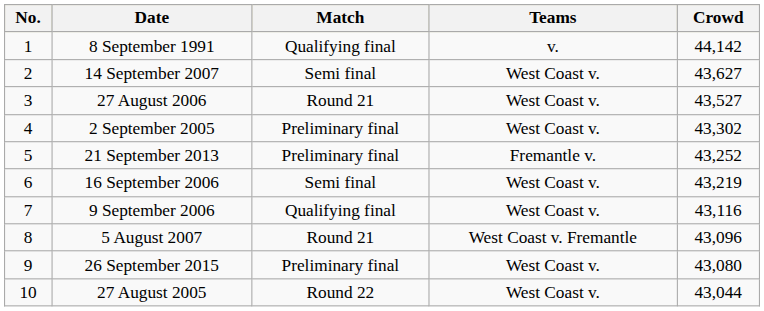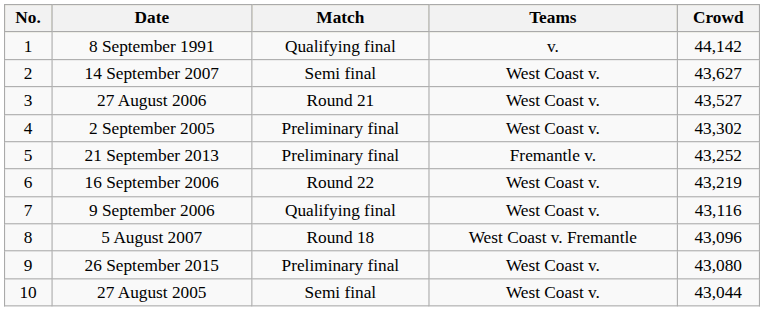(340, 182) Semi final -> (340, 182) Round 22
(340, 237) Round 21 -> (340, 237) Round 18
(340, 292) Round 22 -> (340, 292) Semi final
